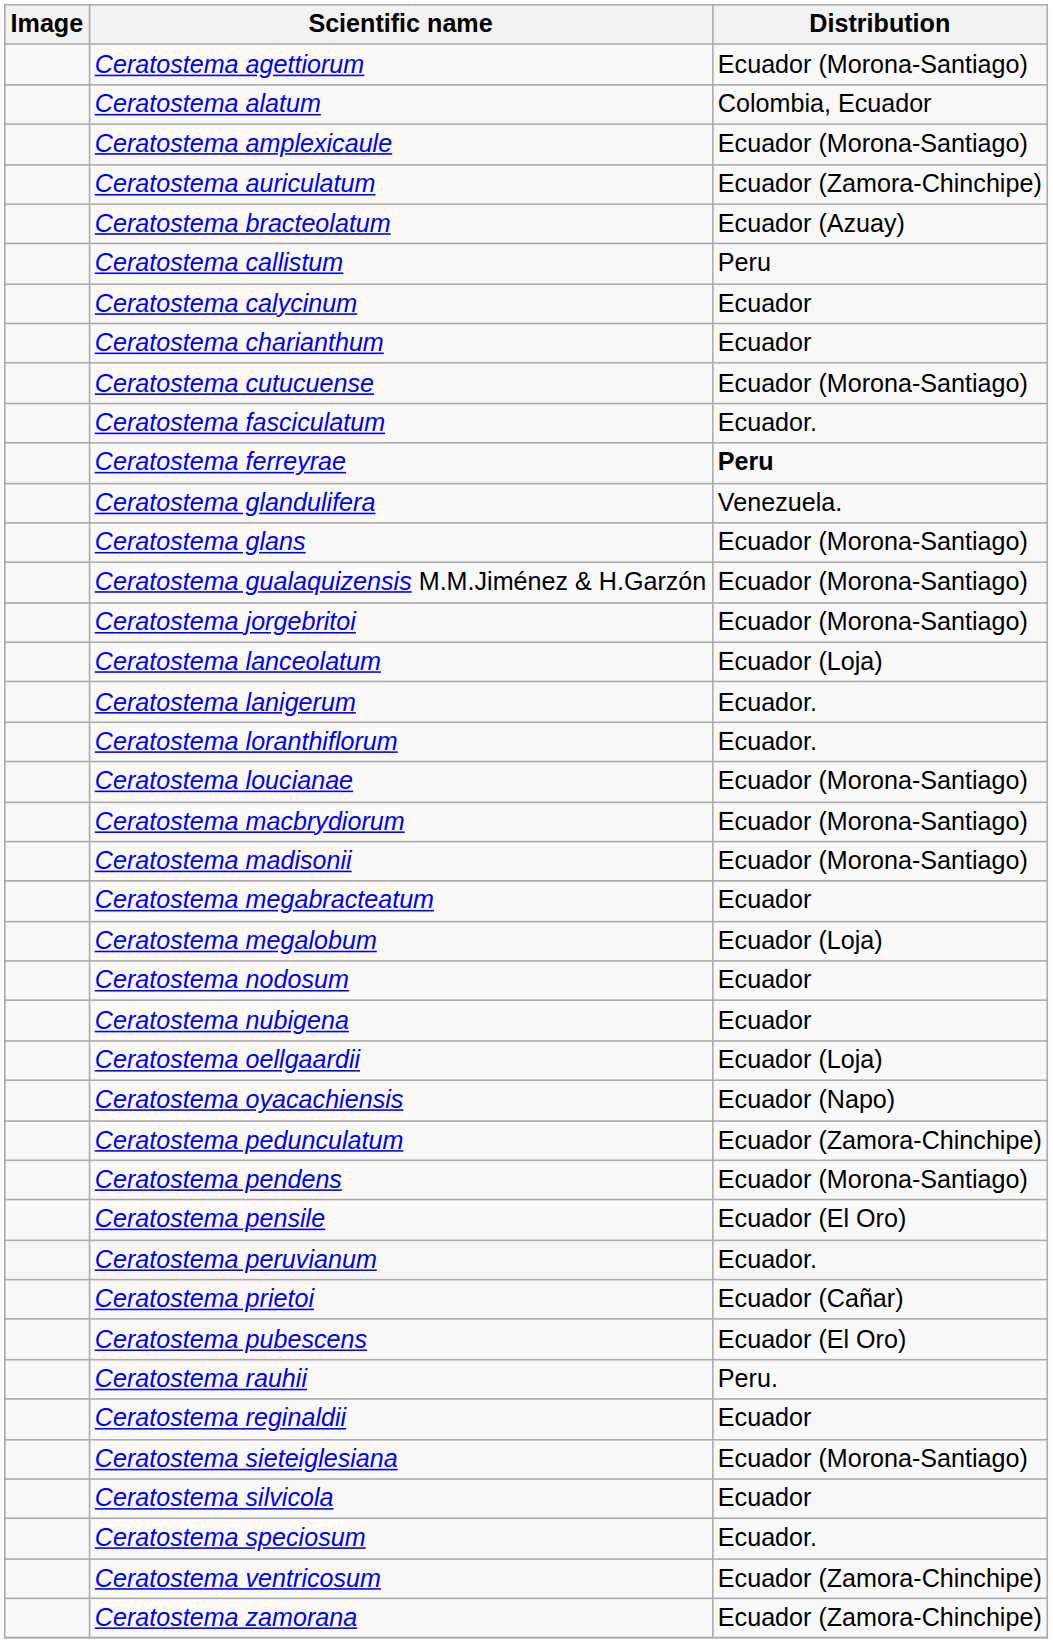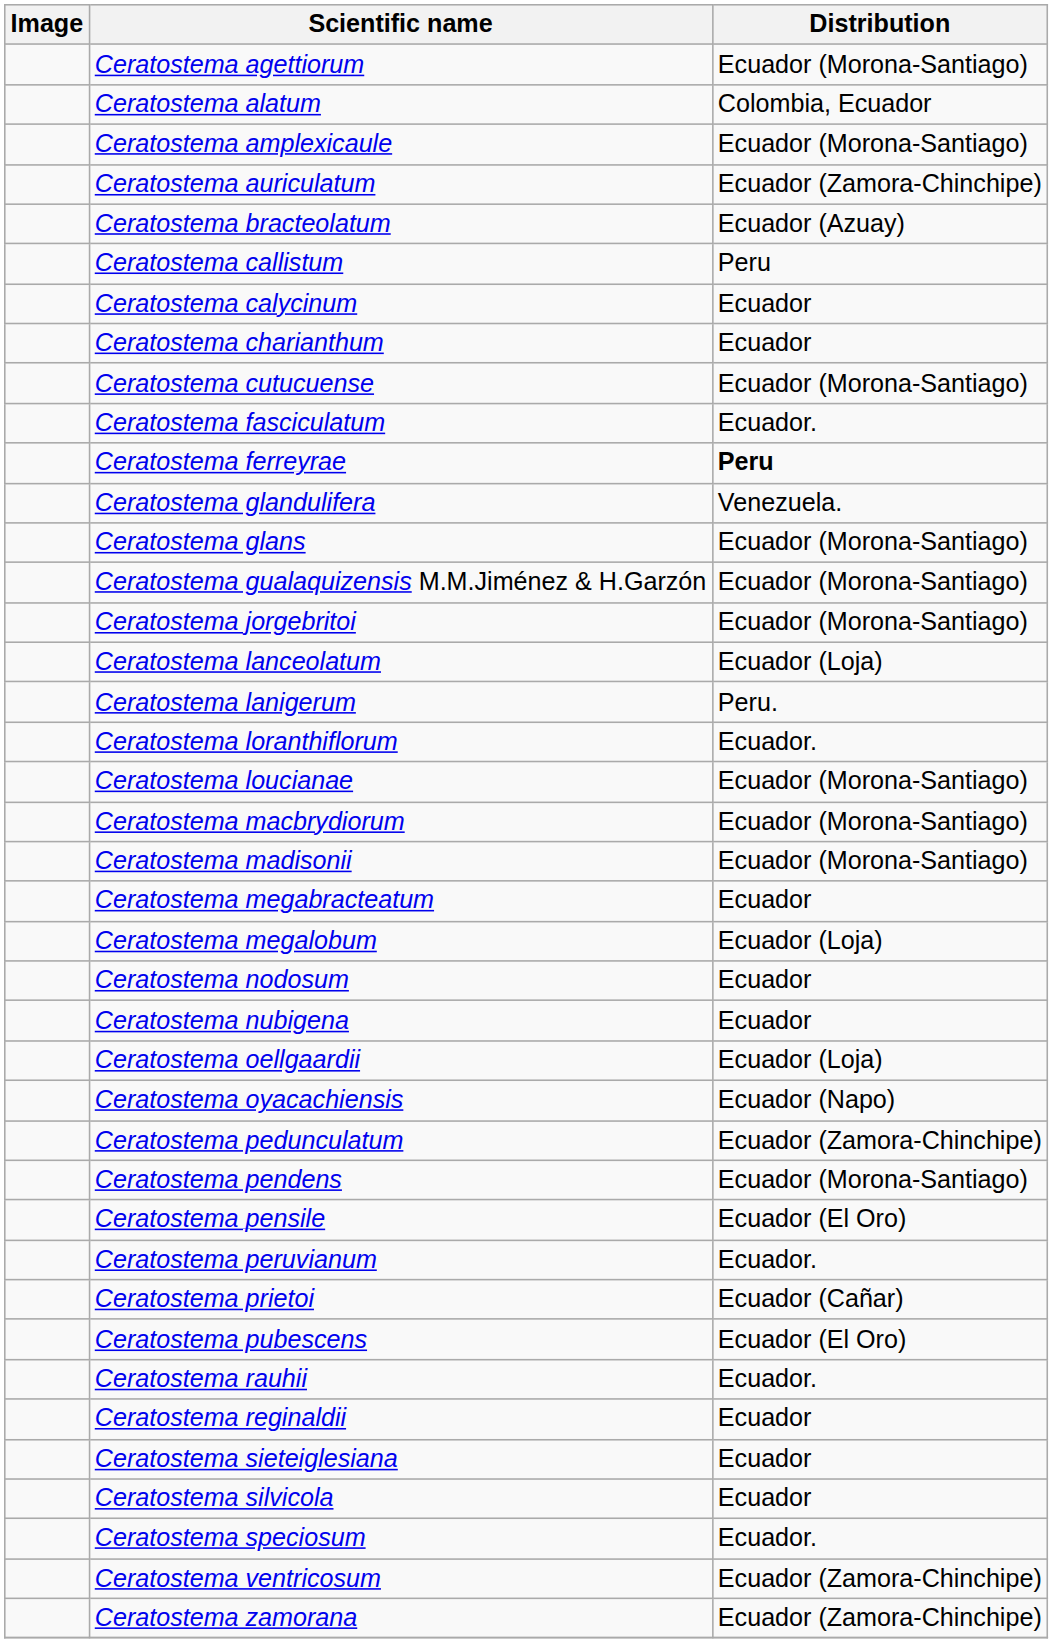(767, 701) Ecuador. -> (748, 701) Peru.
(748, 1378) Peru. -> (767, 1378) Ecuador.
(873, 1458) Ecuador (Morona-Santiago) -> (765, 1458) Ecuador
